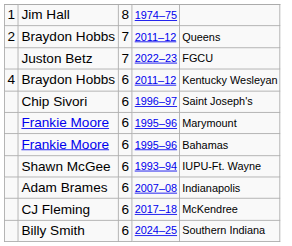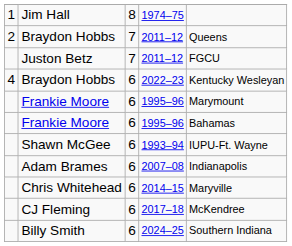(156, 58) 2022–23 -> (162, 58) 2011–12
(155, 80) 2011–12 -> (163, 80) 2022–23
- row: (11, 101)
+ row: (11, 188)
